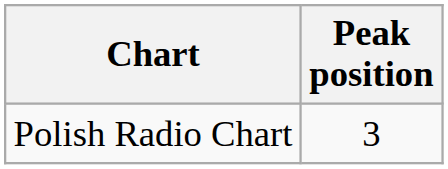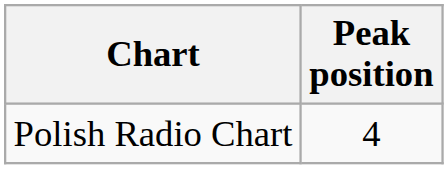(371, 132) 3 -> (371, 132) 4
